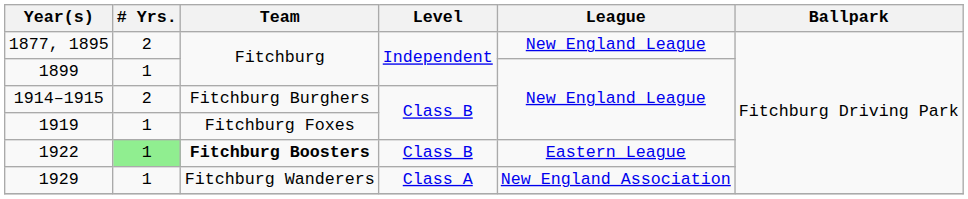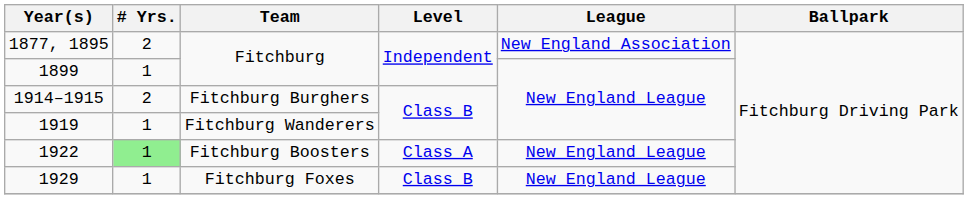(616, 45) New England League -> (616, 45) New England Association
(280, 126) Fitchburg Foxes -> (280, 126) Fitchburg Wanderers
(280, 153) bold -> (280, 153) normal
(438, 153) Class B -> (438, 153) Class A
(616, 153) Eastern League -> (616, 153) New England League
(280, 180) Fitchburg Wanderers -> (280, 180) Fitchburg Foxes
(438, 180) Class A -> (438, 180) Class B
(616, 180) New England Association -> (616, 180) New England League
